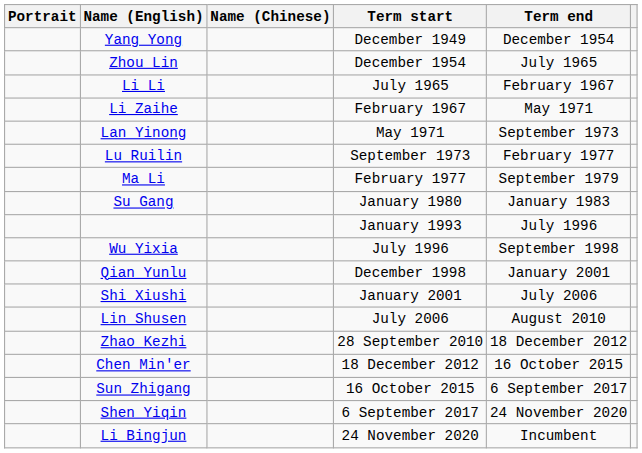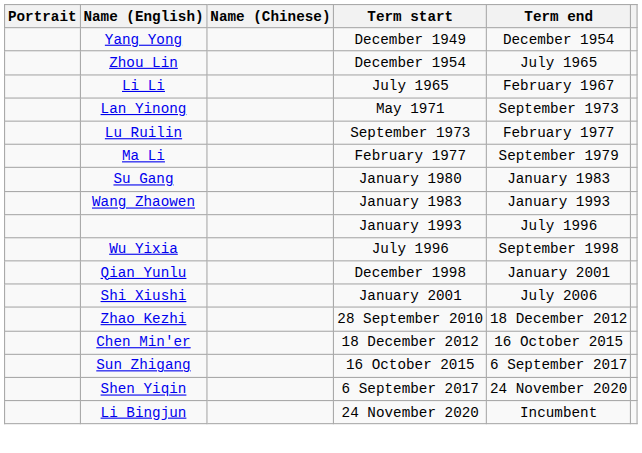- row: (143, 109)
+ row: (143, 203)
- row: (143, 319)
